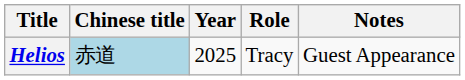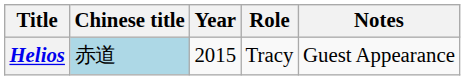(215, 55) 2025 -> (215, 55) 2015
